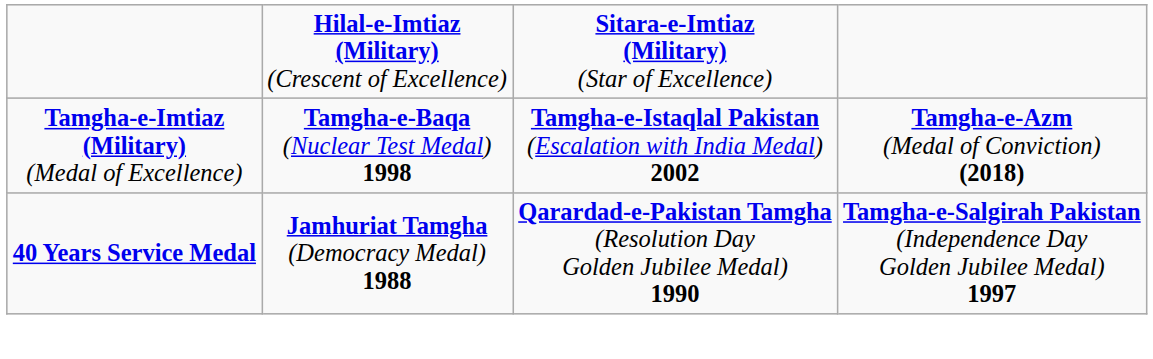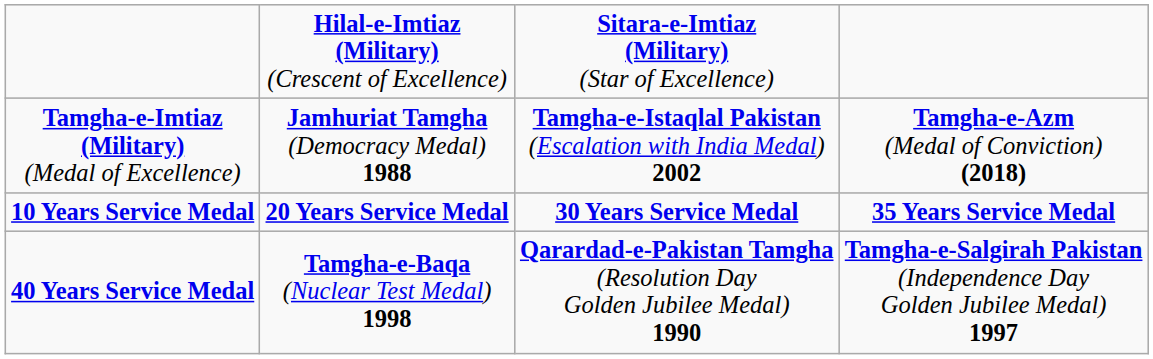(387, 145) Tamgha-e-Baqa (Nuclear Test Medal) 1998 -> (387, 145) Jamhuriat Tamgha (Democracy Medal) 1988
+ row: (133, 211)
(387, 253) Jamhuriat Tamgha (Democracy Medal) 1988 -> (387, 291) Tamgha-e-Baqa (Nuclear Test Medal) 1998
